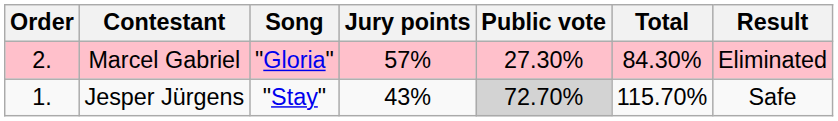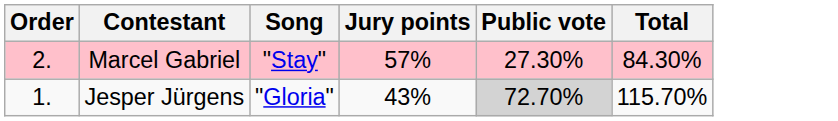- column: (773, 23)
(294, 60) "Gloria" -> (294, 60) "Stay"
(294, 97) "Stay" -> (294, 97) "Gloria"
